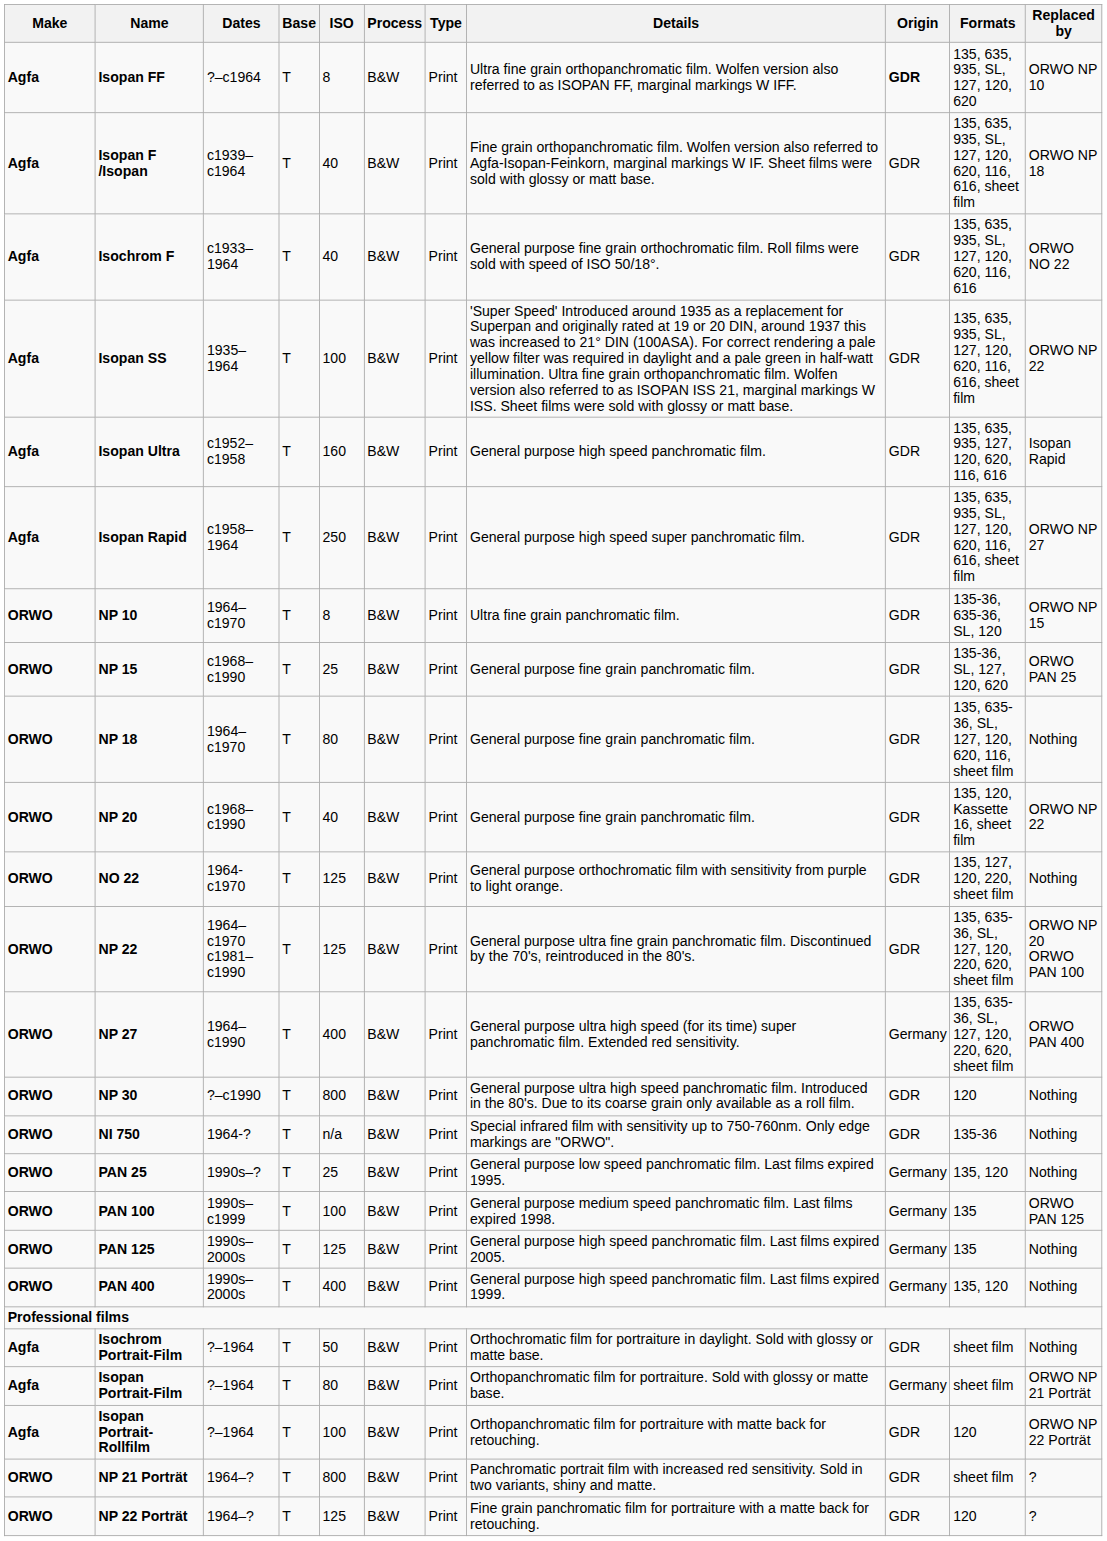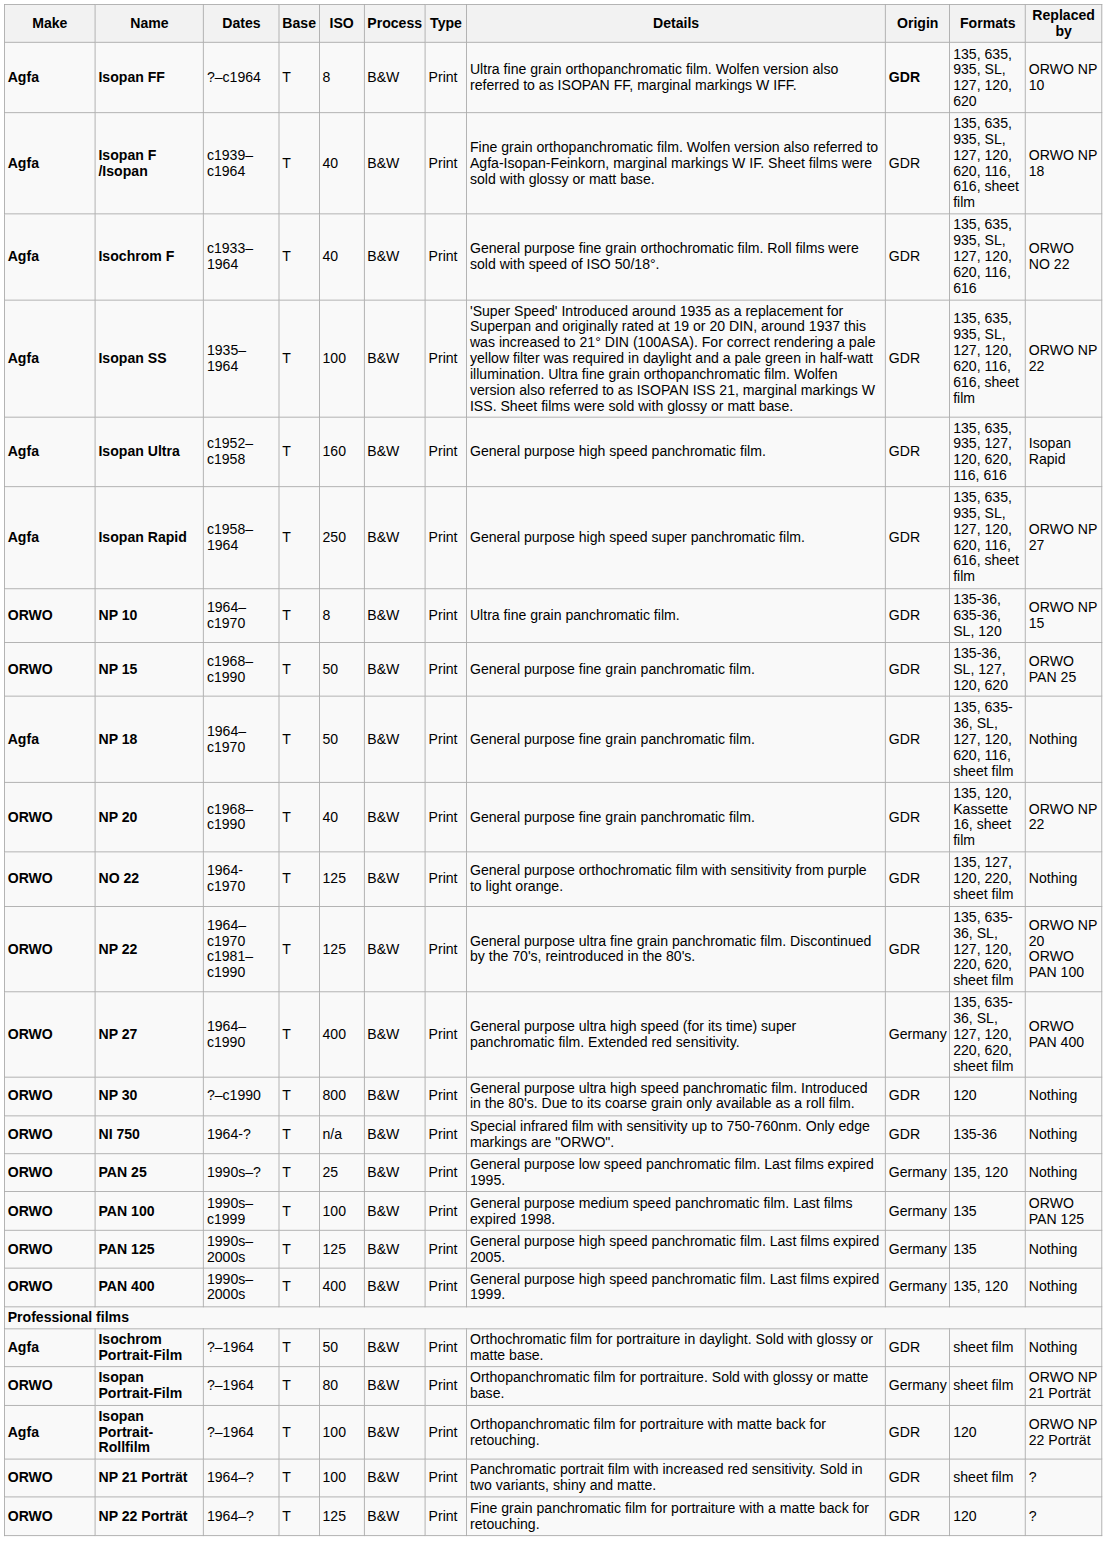(330, 669) 25 -> (330, 669) 50
(30, 739) ORWO -> (23, 739) Agfa
(330, 739) 80 -> (330, 739) 50
(23, 1386) Agfa -> (30, 1386) ORWO
(334, 1478) 800 -> (334, 1478) 100
